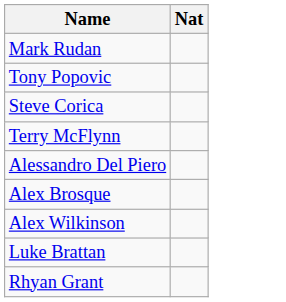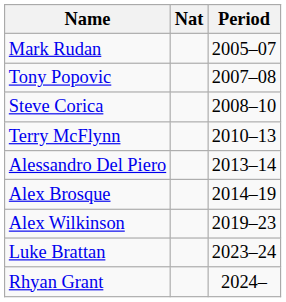+ column: (244, 19)
